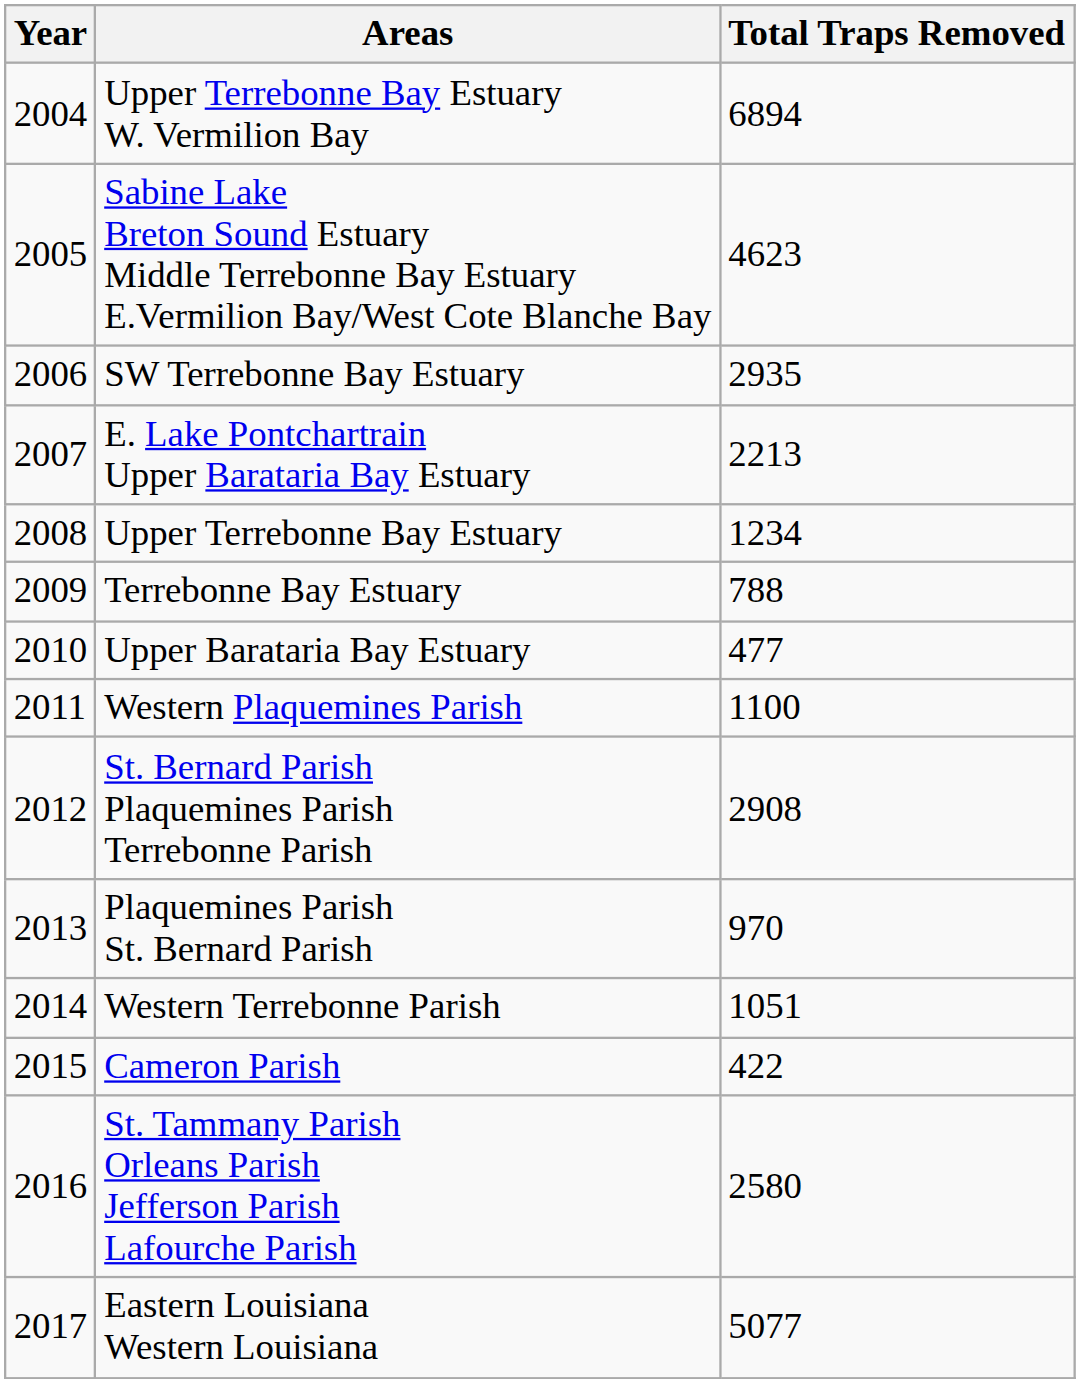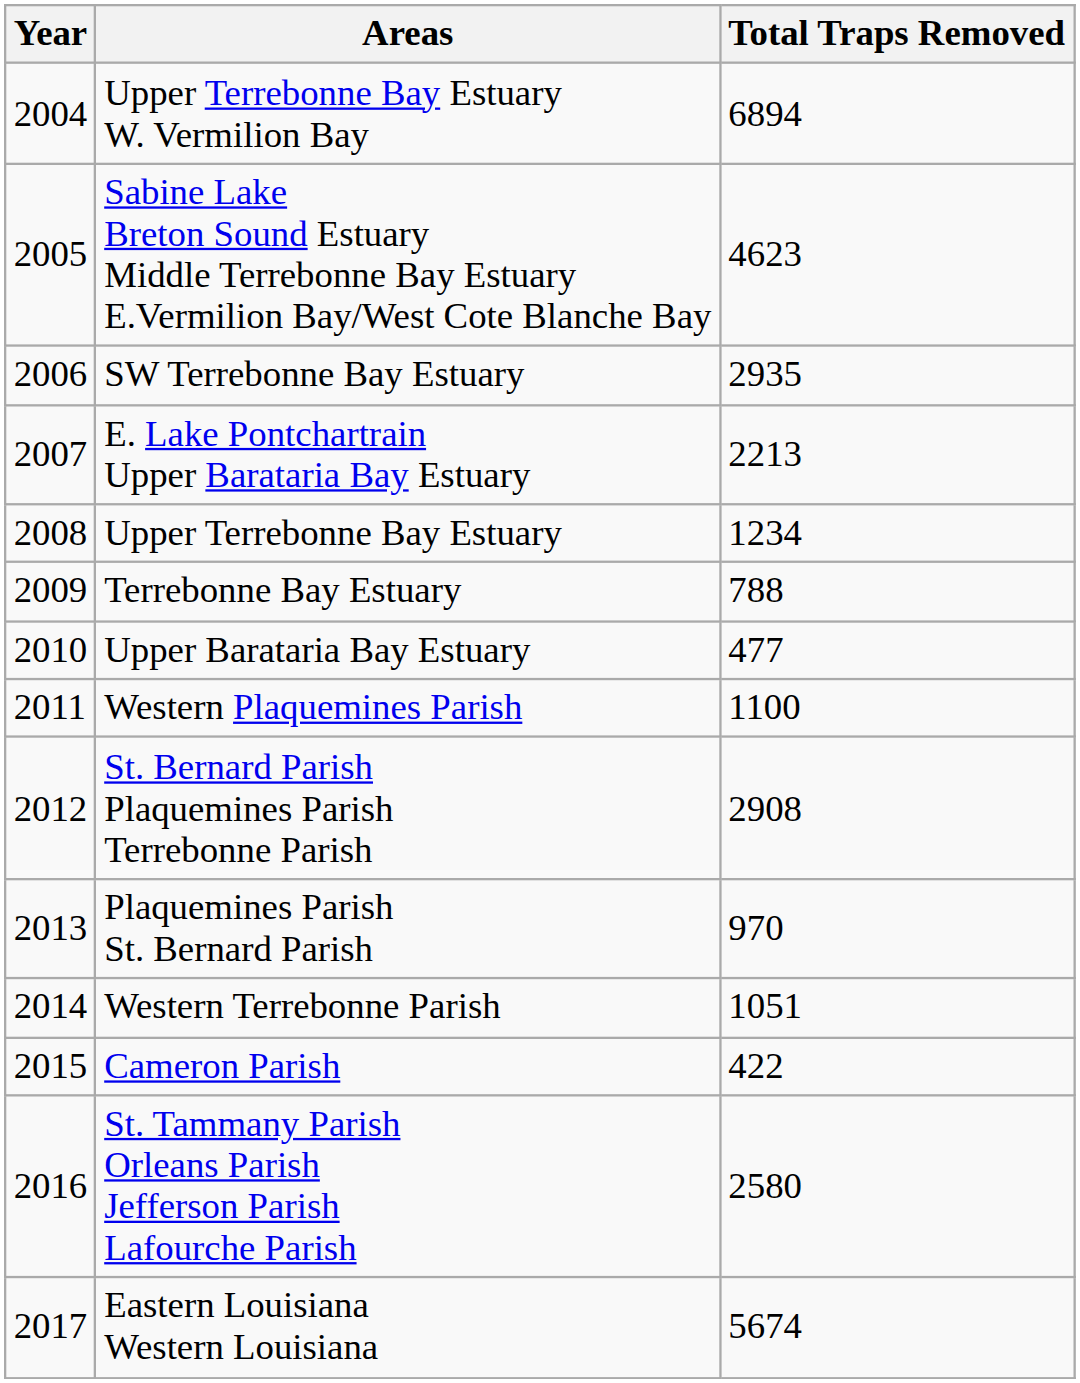(765, 1326) 5077 -> (765, 1326) 5674
